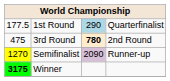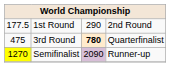(93, 26) lightblue background -> (93, 26) no background
(136, 26) Quarterfinalist -> (130, 26) 2nd Round
(130, 41) 2nd Round -> (136, 41) Quarterfinalist
- row: (47, 70)
